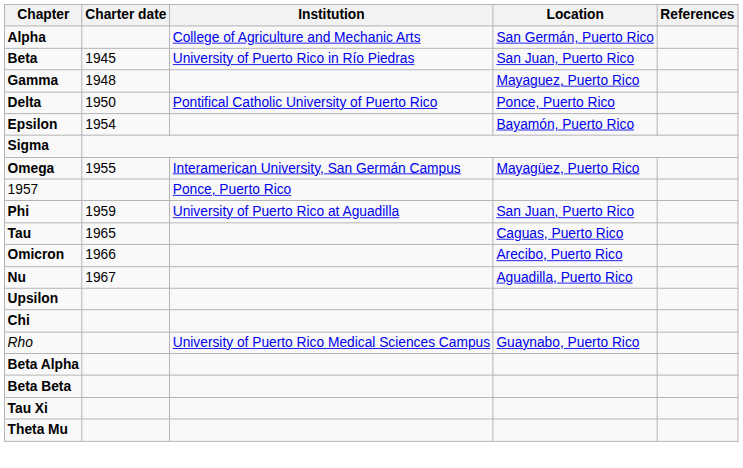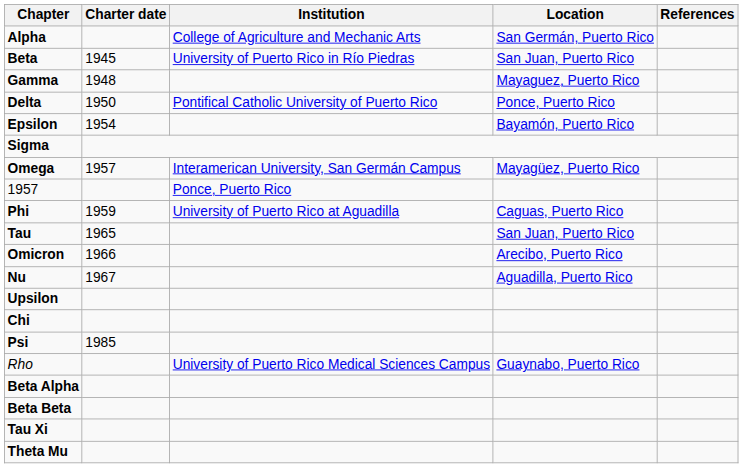(101, 168) 1955 -> (101, 168) 1957
(565, 211) San Juan, Puerto Rico -> (560, 211) Caguas, Puerto Rico
(560, 233) Caguas, Puerto Rico -> (565, 233) San Juan, Puerto Rico
+ row: (18, 342)
